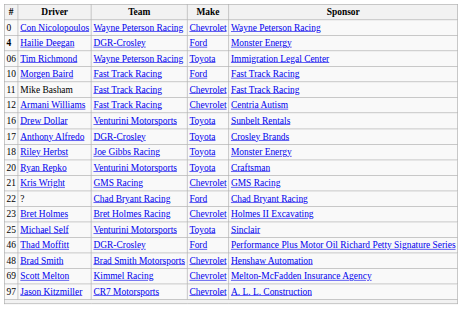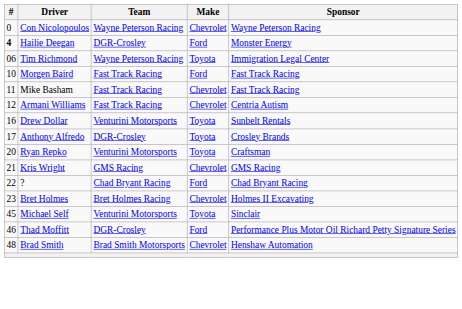- row: (44, 152)
(11, 229) 25 -> (11, 214) 45
- row: (45, 276)
- row: (51, 292)
